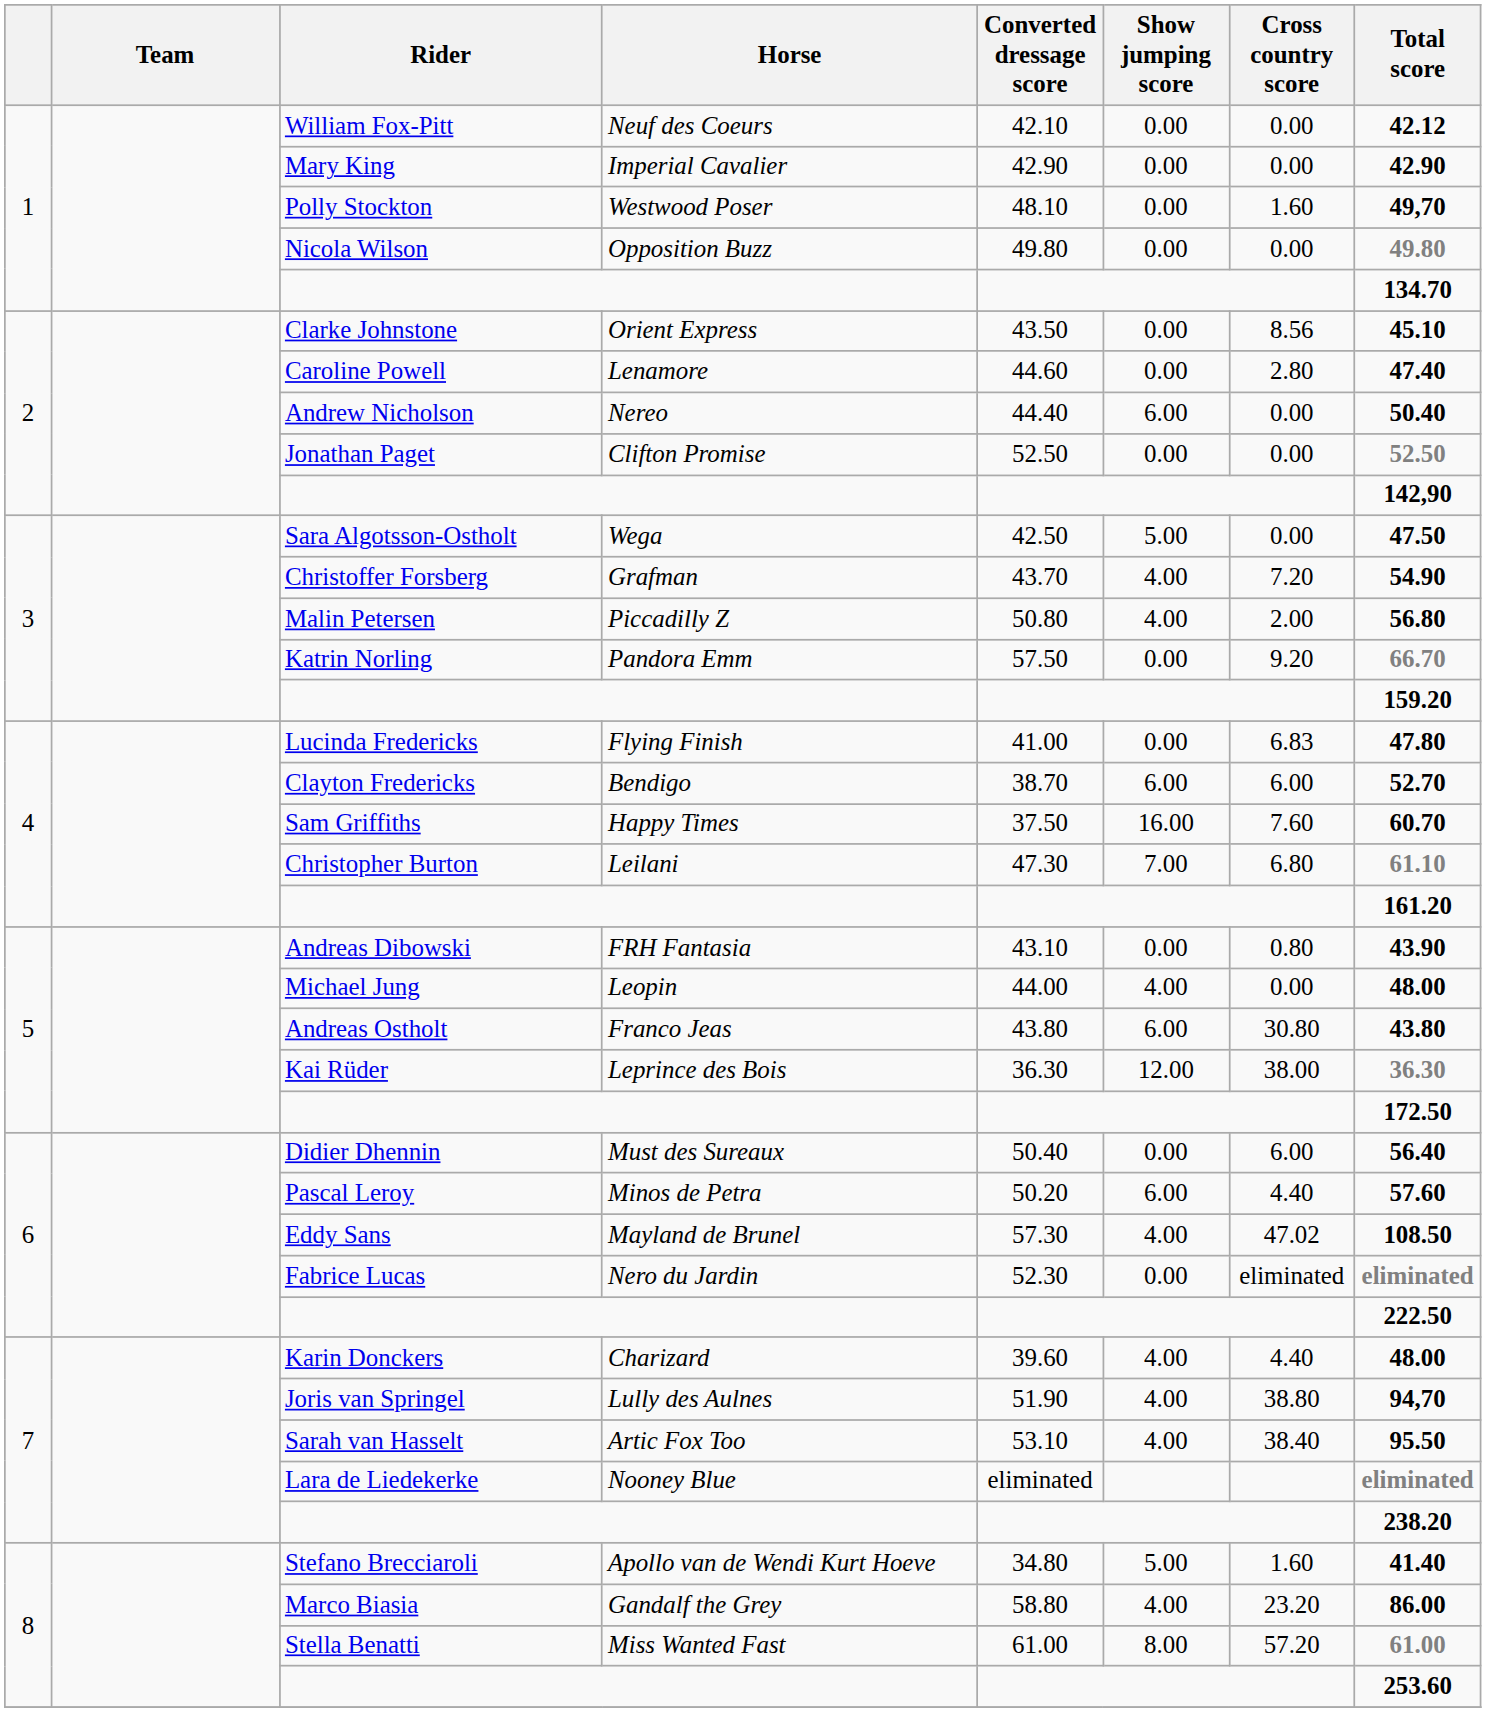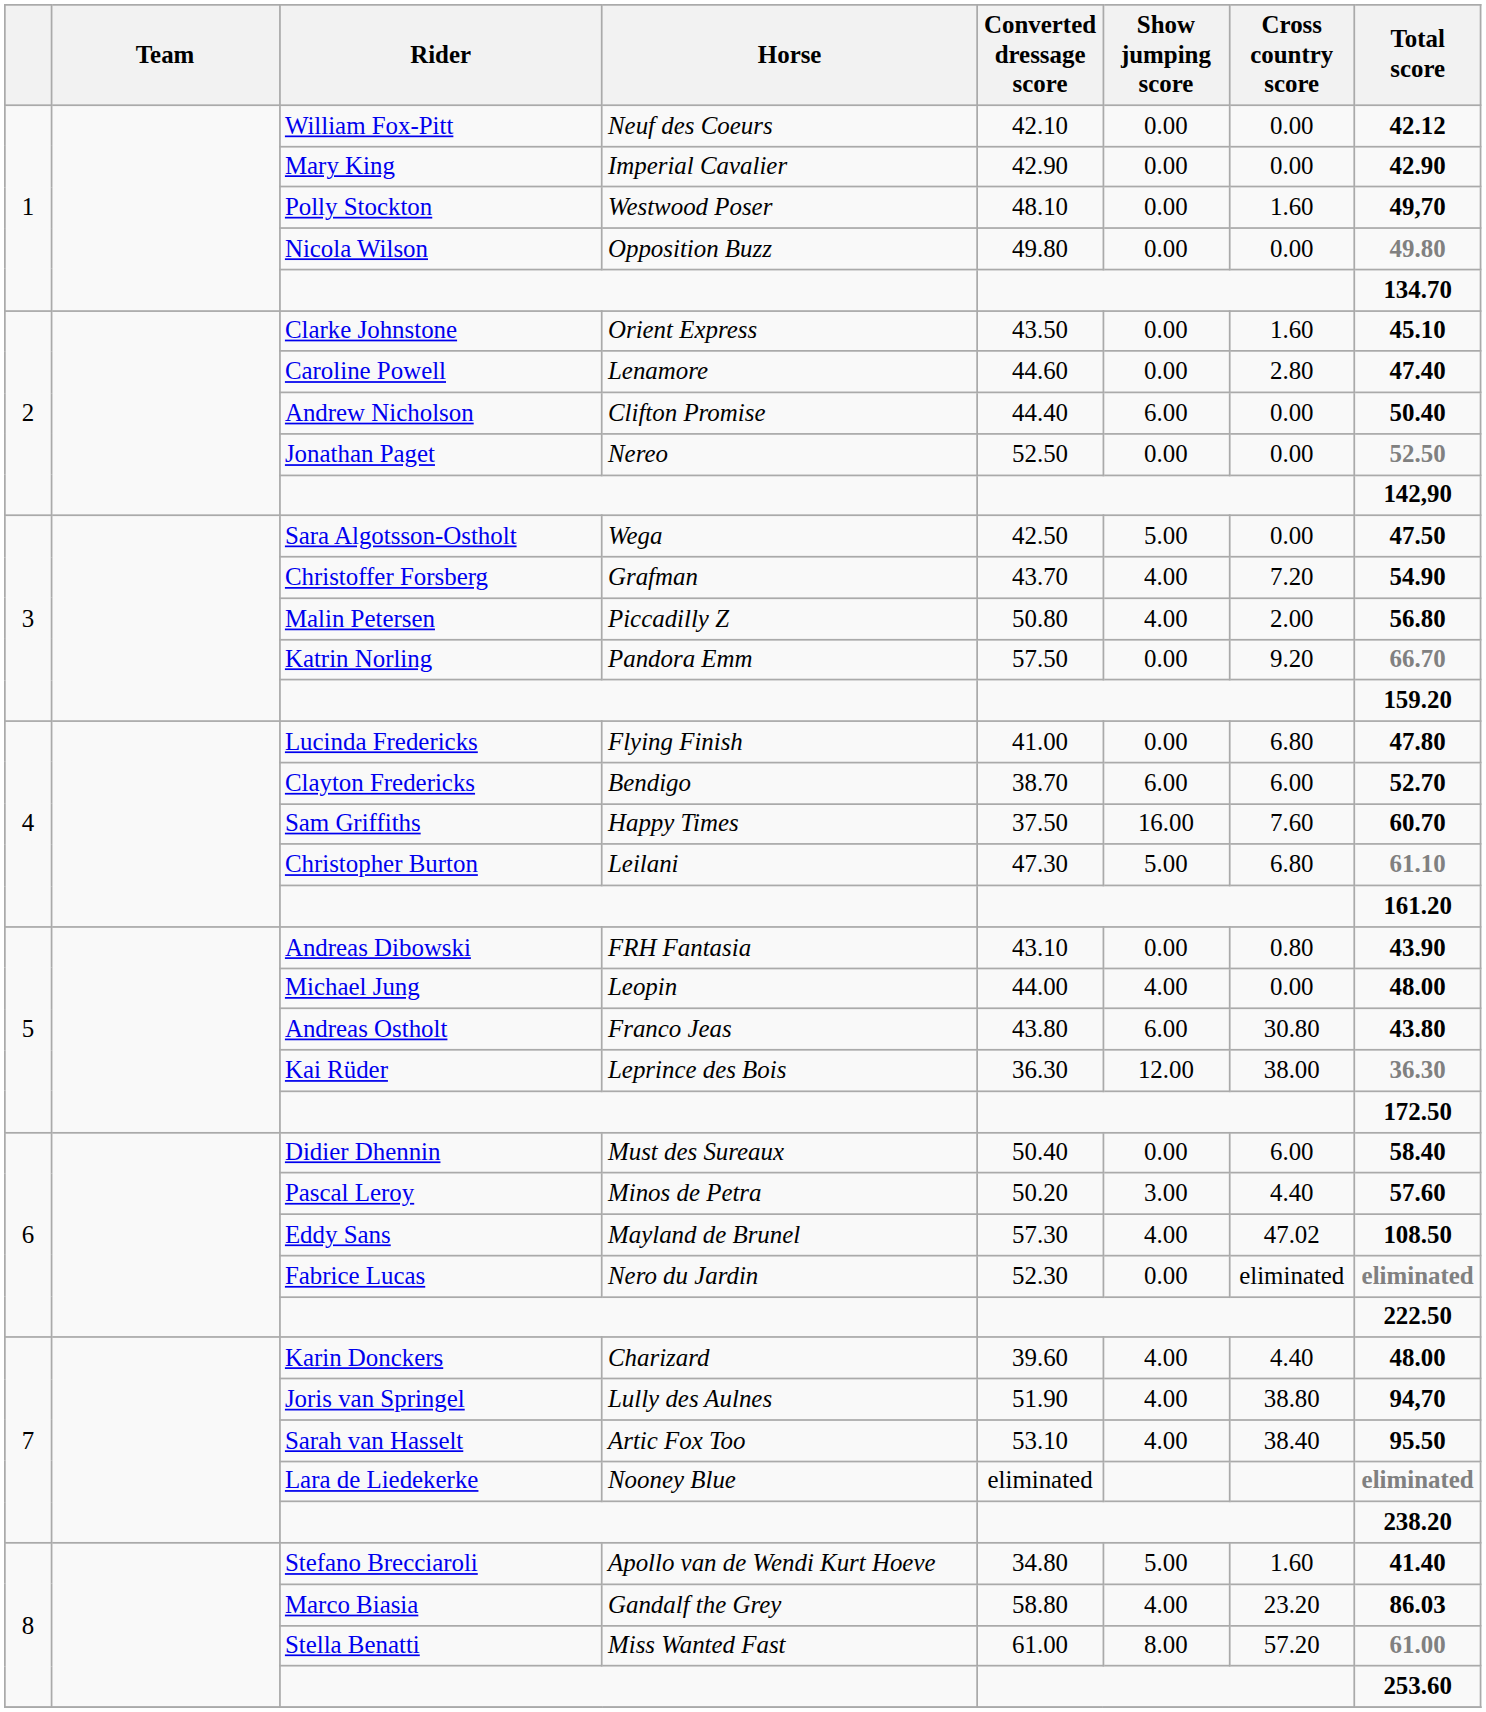(1292, 330) 8.56 -> (1292, 330) 1.60
(638, 412) Nereo -> (687, 412) Clifton Promise
(687, 454) Clifton Promise -> (638, 454) Nereo
(1292, 741) 6.83 -> (1292, 741) 6.80
(1166, 864) 7.00 -> (1166, 864) 5.00
(1418, 1152) 56.40 -> (1418, 1152) 58.40
(1166, 1193) 6.00 -> (1166, 1193) 3.00
(1418, 1604) 86.00 -> (1418, 1604) 86.03
